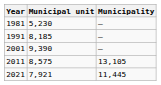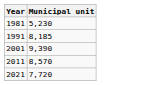- column: (126, 11)
(40, 62) 8,575 -> (40, 62) 8,570
(40, 74) 7,921 -> (40, 74) 7,720
